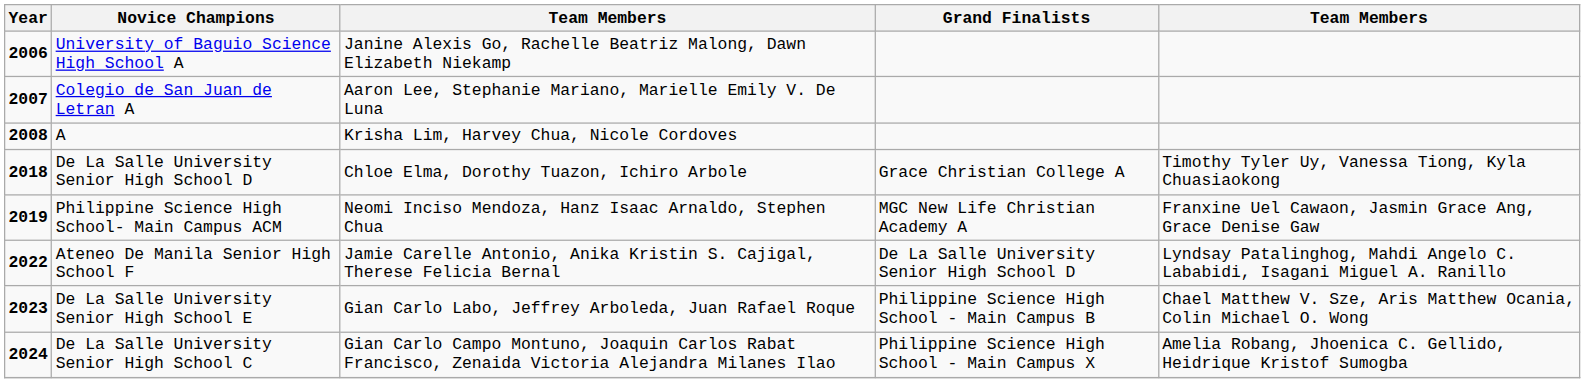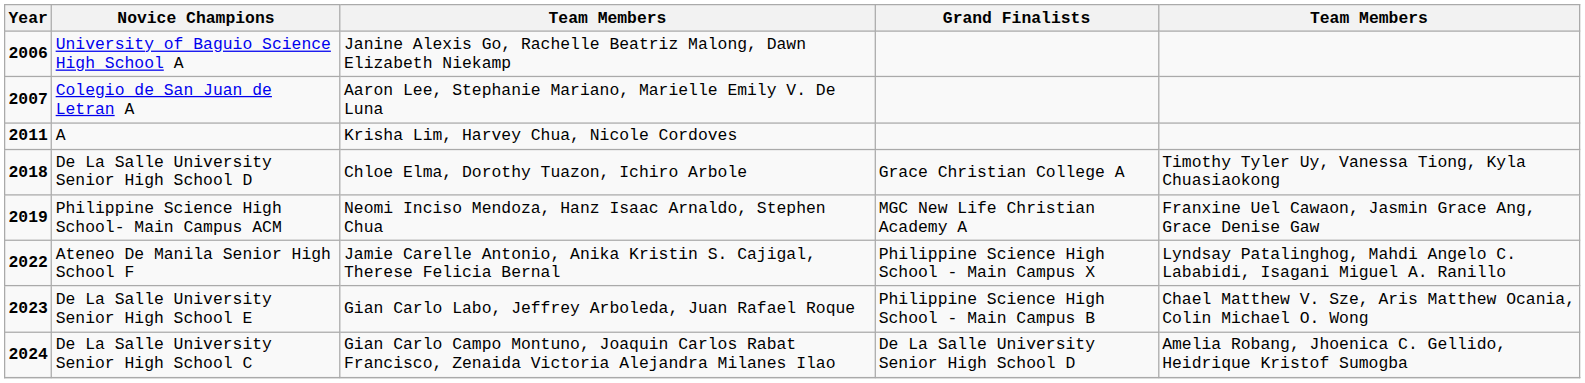(28, 136) 2008 -> (28, 136) 2011
(987, 263) De La Salle University Senior High School D -> (992, 263) Philippine Science High School - Main Campus X
(992, 354) Philippine Science High School - Main Campus X -> (987, 354) De La Salle University Senior High School D
